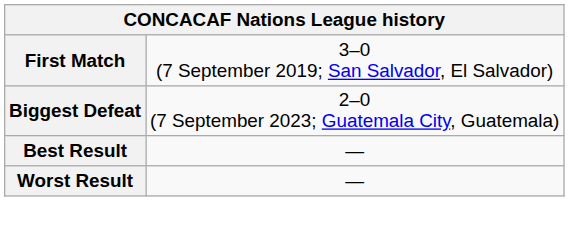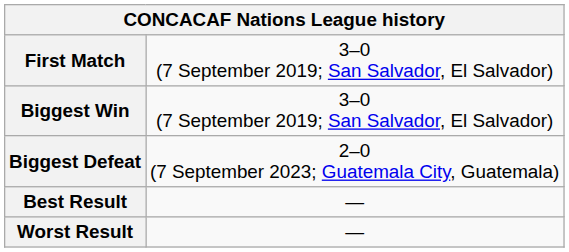+ row: (75, 111)
